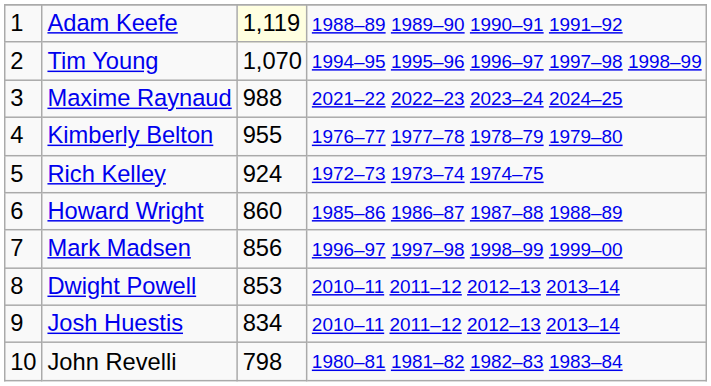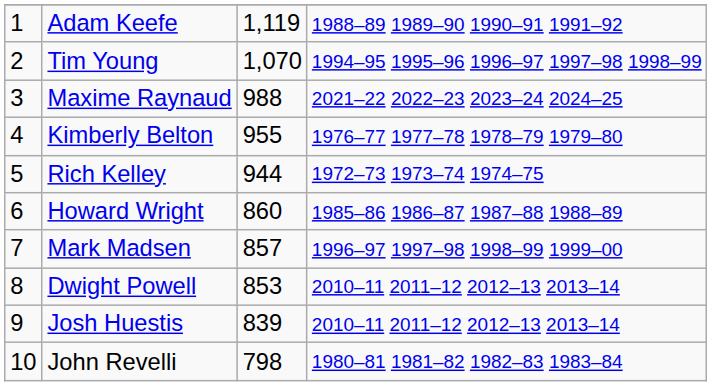(271, 23) lightyellow background -> (271, 23) no background
(262, 173) 924 -> (262, 173) 944
(262, 248) 856 -> (262, 248) 857
(262, 323) 834 -> (262, 323) 839
